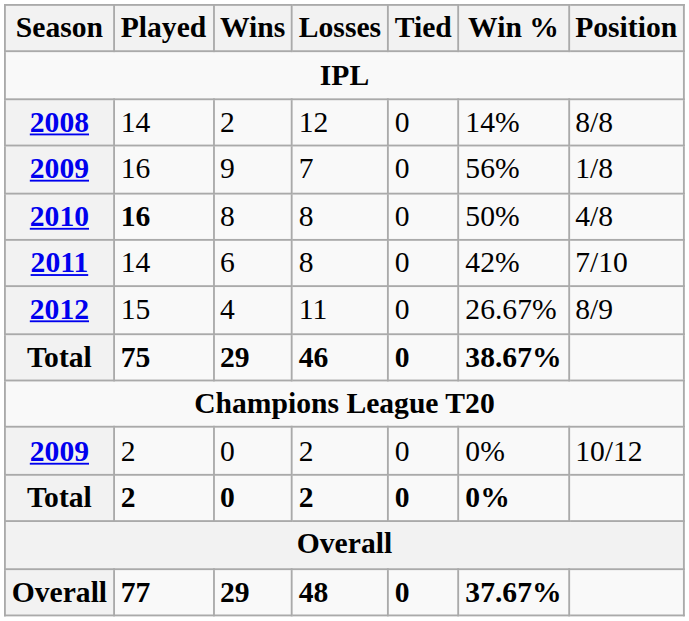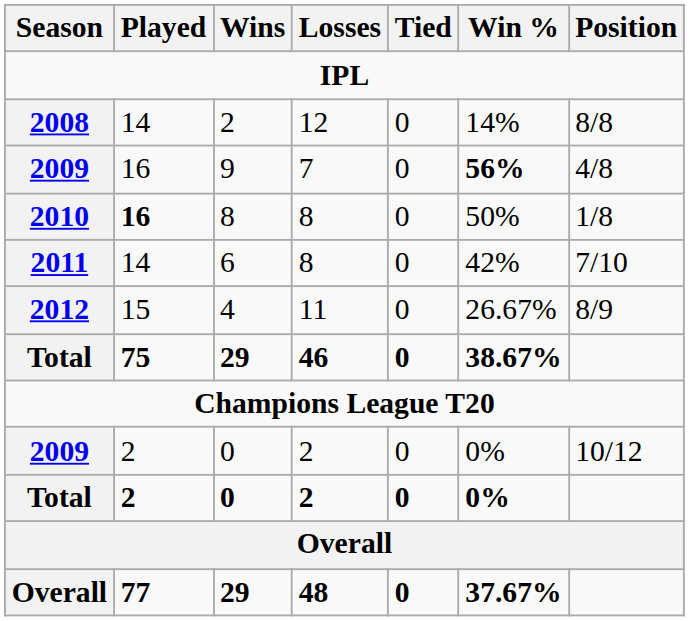(493, 168) normal -> (495, 168) bold
(594, 168) 1/8 -> (594, 168) 4/8
(594, 215) 4/8 -> (594, 215) 1/8
